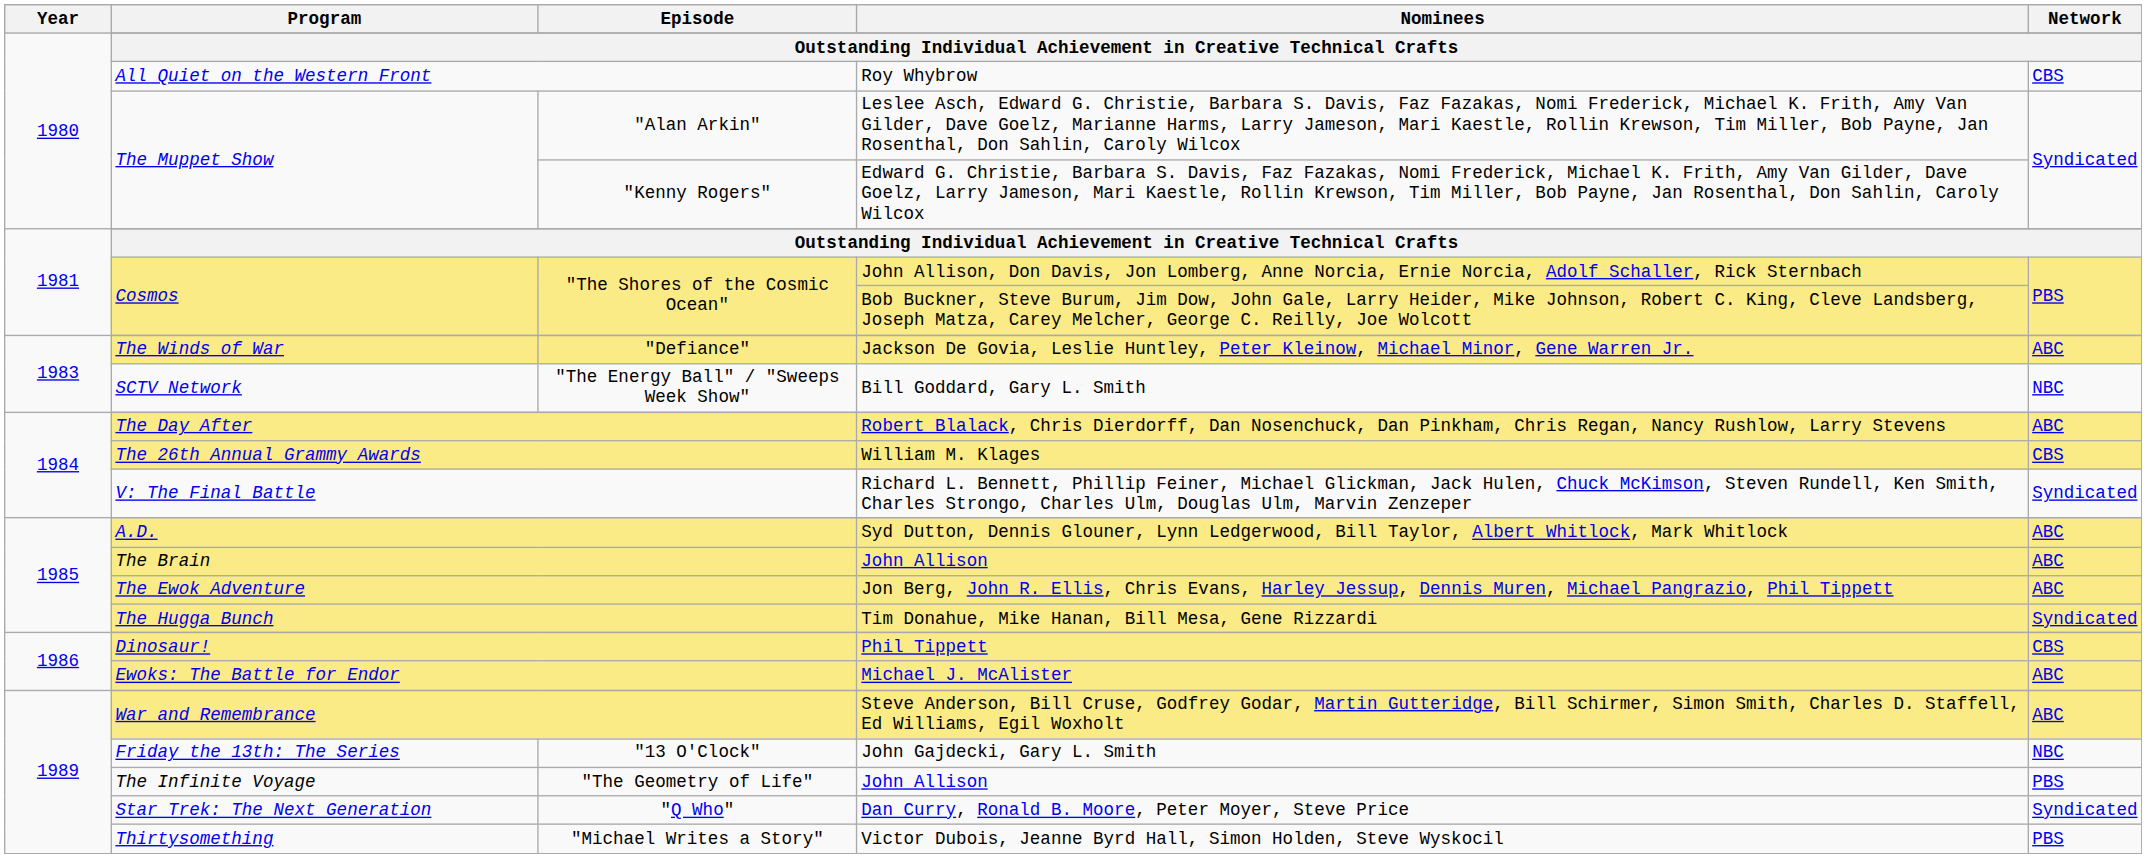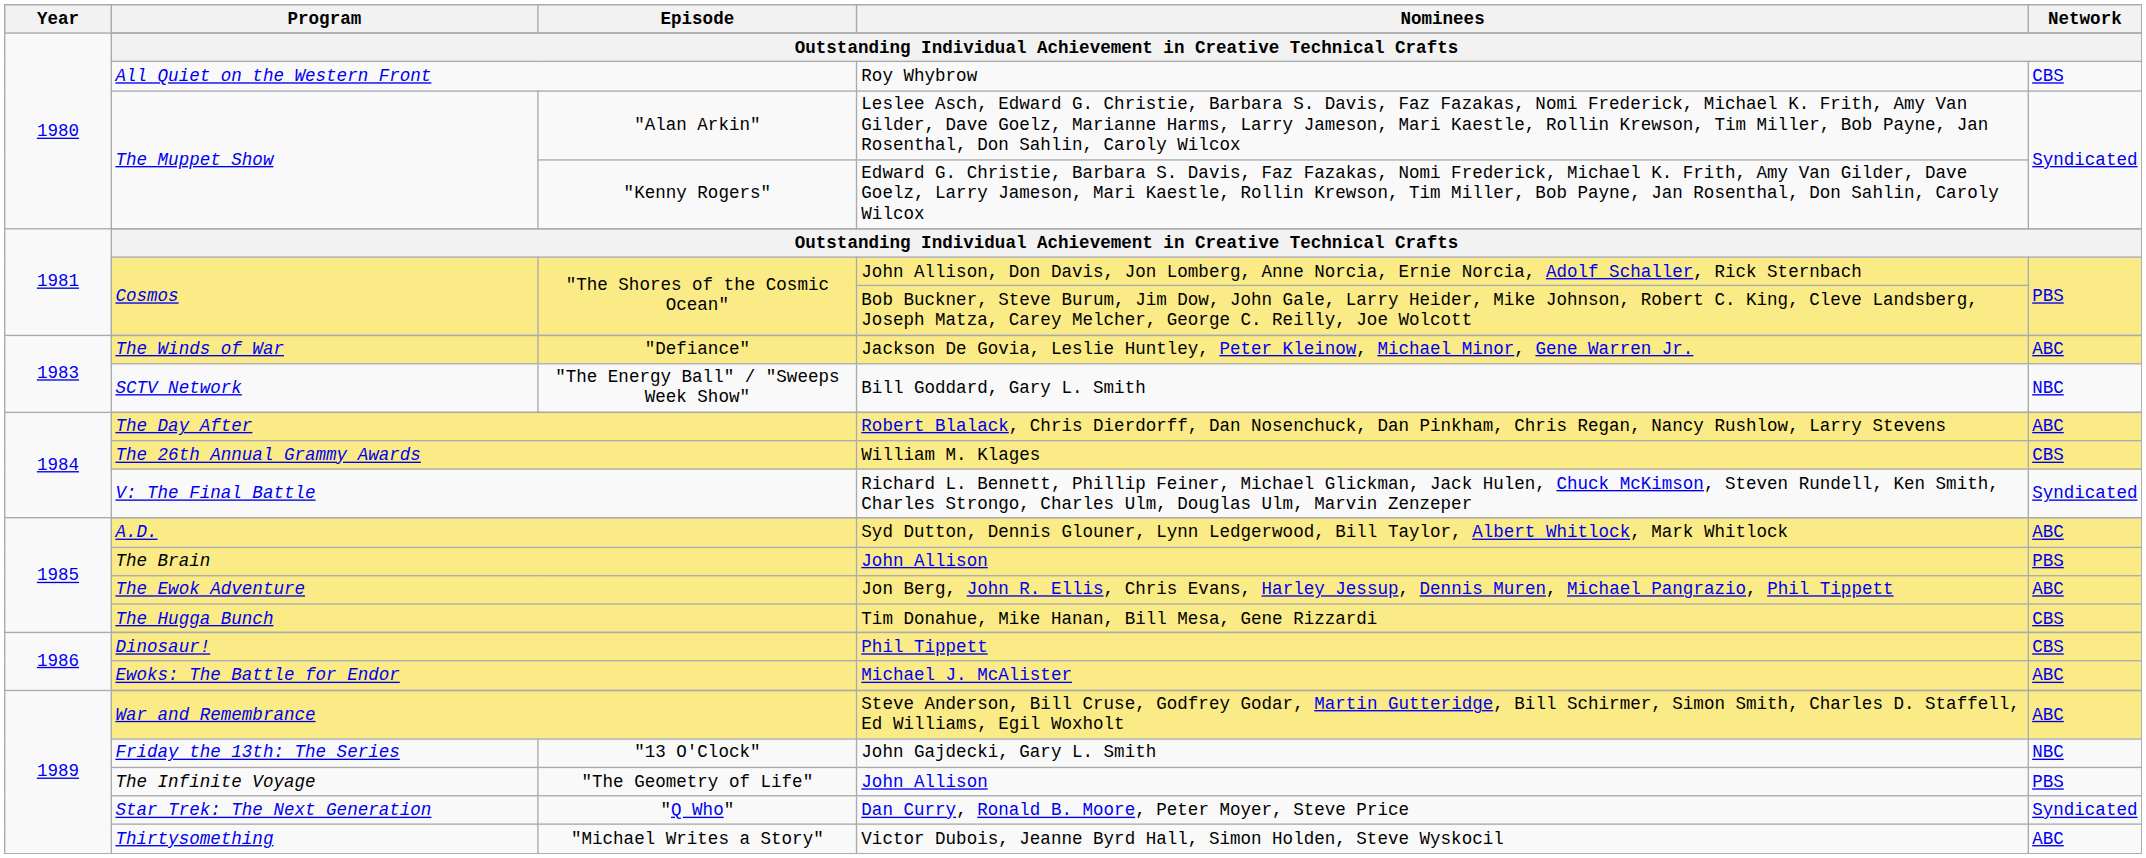(2048, 561) ABC -> (2048, 561) PBS
(2085, 618) Syndicated -> (2048, 618) CBS
(2048, 839) PBS -> (2048, 839) ABC
